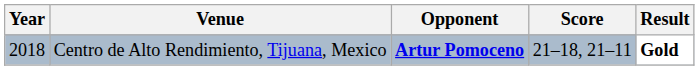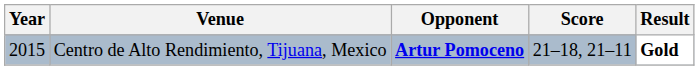(27, 49) 2018 -> (27, 49) 2015
